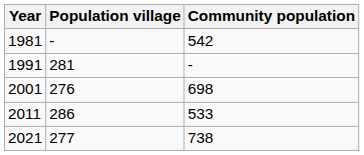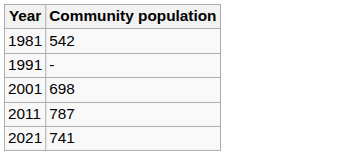- column: (115, 16)
(201, 114) 533 -> (62, 114) 787
(201, 138) 738 -> (62, 138) 741
